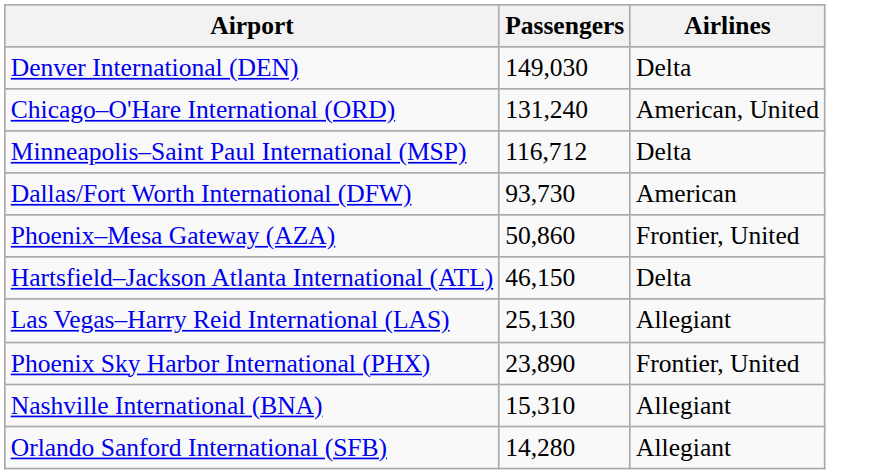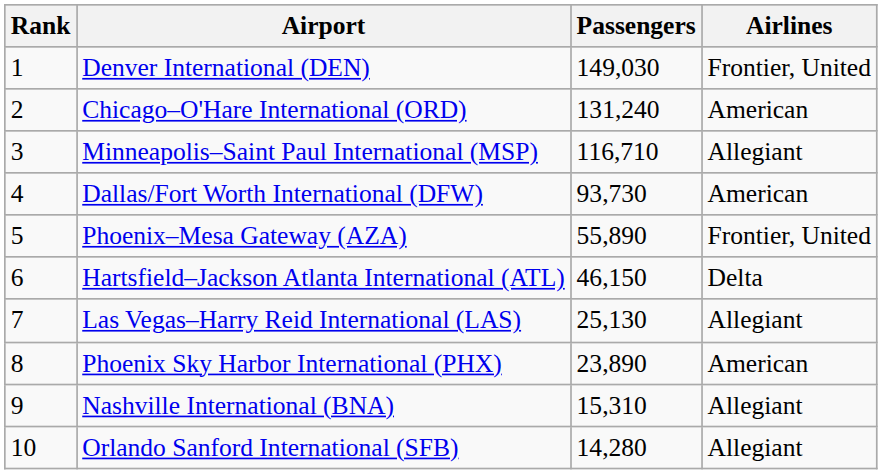+ column: (41, 25)
(664, 67) Delta -> (789, 67) Frontier, United
(728, 109) American, United -> (758, 109) American
(546, 152) 116,712 -> (618, 152) 116,710
(664, 152) Delta -> (755, 152) Allegiant
(540, 236) 50,860 -> (612, 236) 55,890
(718, 362) Frontier, United -> (758, 362) American
